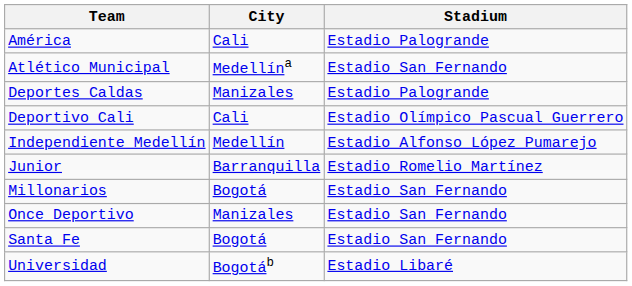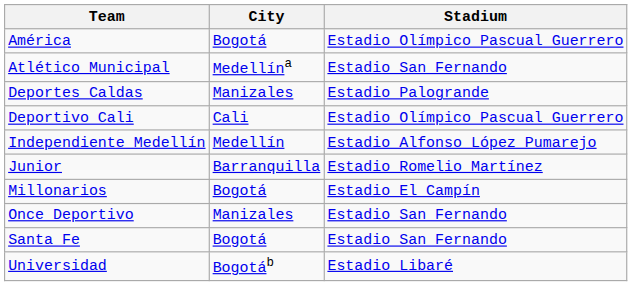(231, 41) Cali -> (240, 41) Bogotá
(408, 41) Estadio Palogrande -> (475, 41) Estadio Olímpico Pascual Guerrero
(417, 191) Estadio San Fernando -> (404, 191) Estadio El Campín
